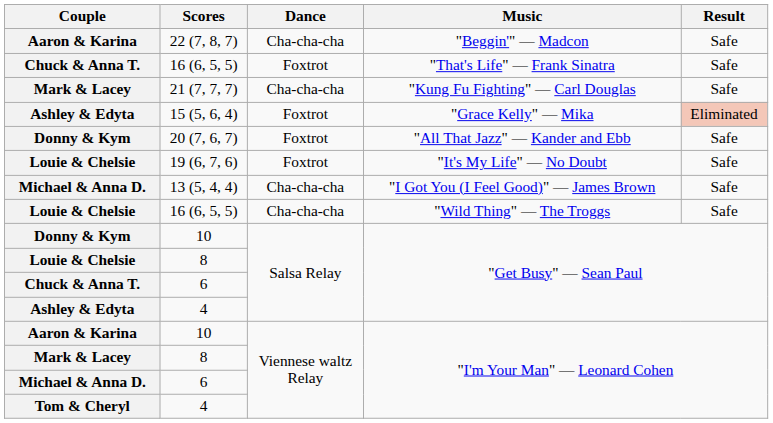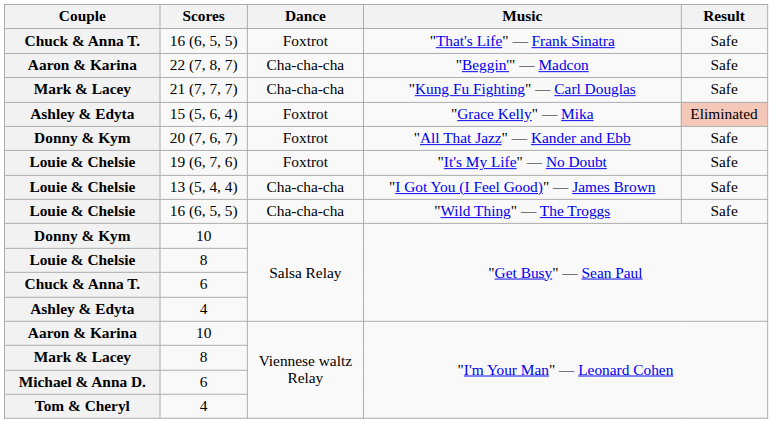rows swapped: (204, 41) <-> (204, 65)
(82, 187) Michael & Anna D. -> (82, 187) Louie & Chelsie
